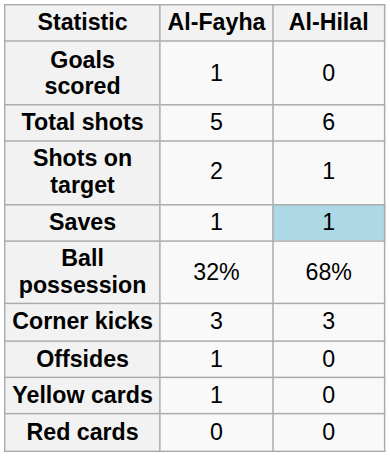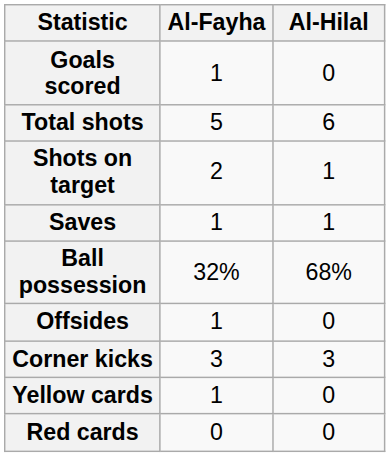(329, 222) lightblue background -> (329, 222) no background
rows swapped: (83, 321) <-> (83, 358)
